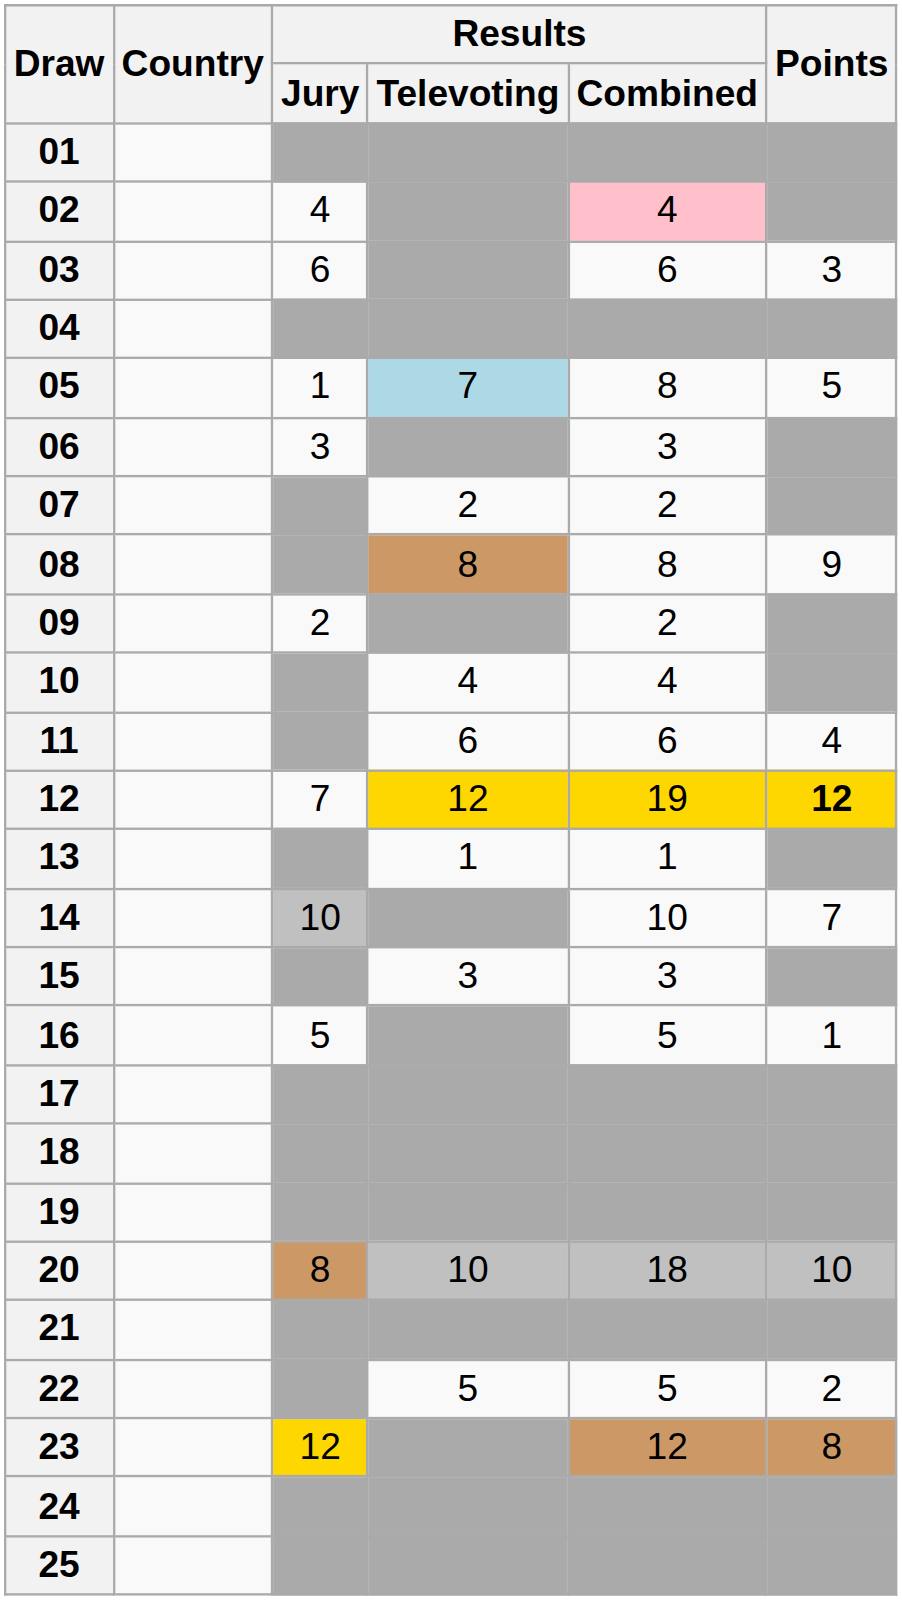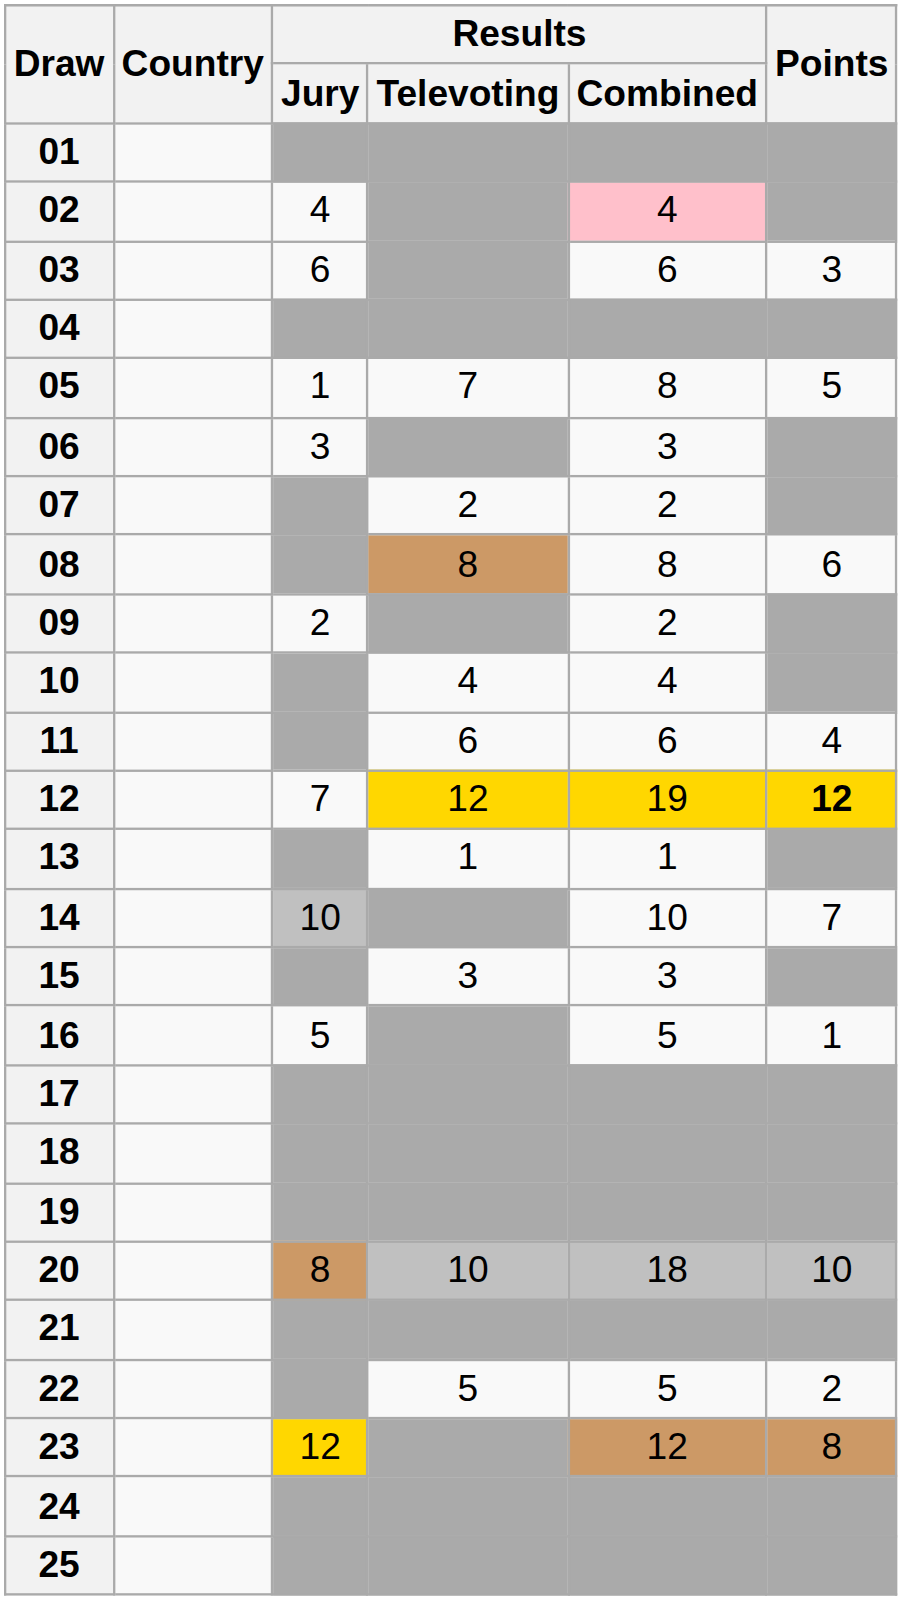(468, 387) lightblue background -> (468, 387) no background
(832, 563) 9 -> (832, 563) 6
